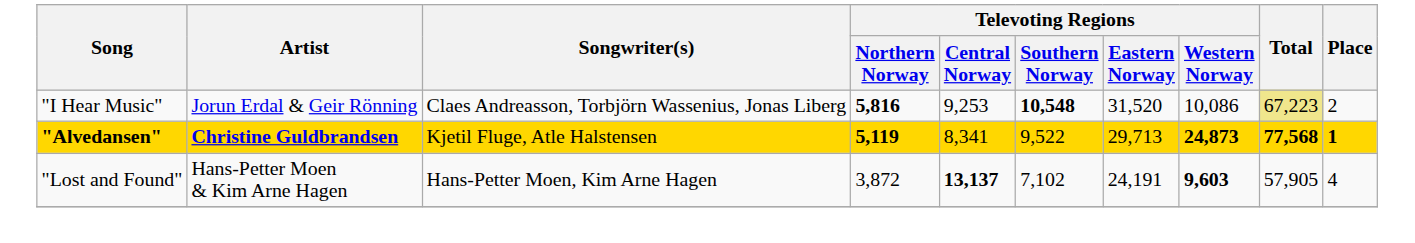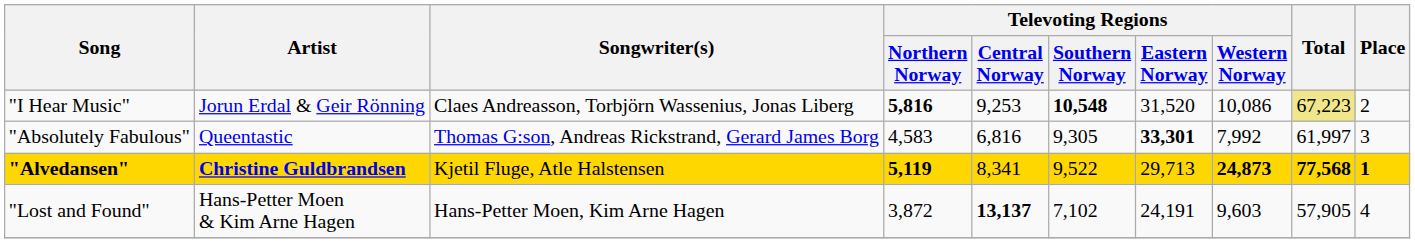+ row: (99, 136)
(1206, 179) bold -> (1239, 211) normal
